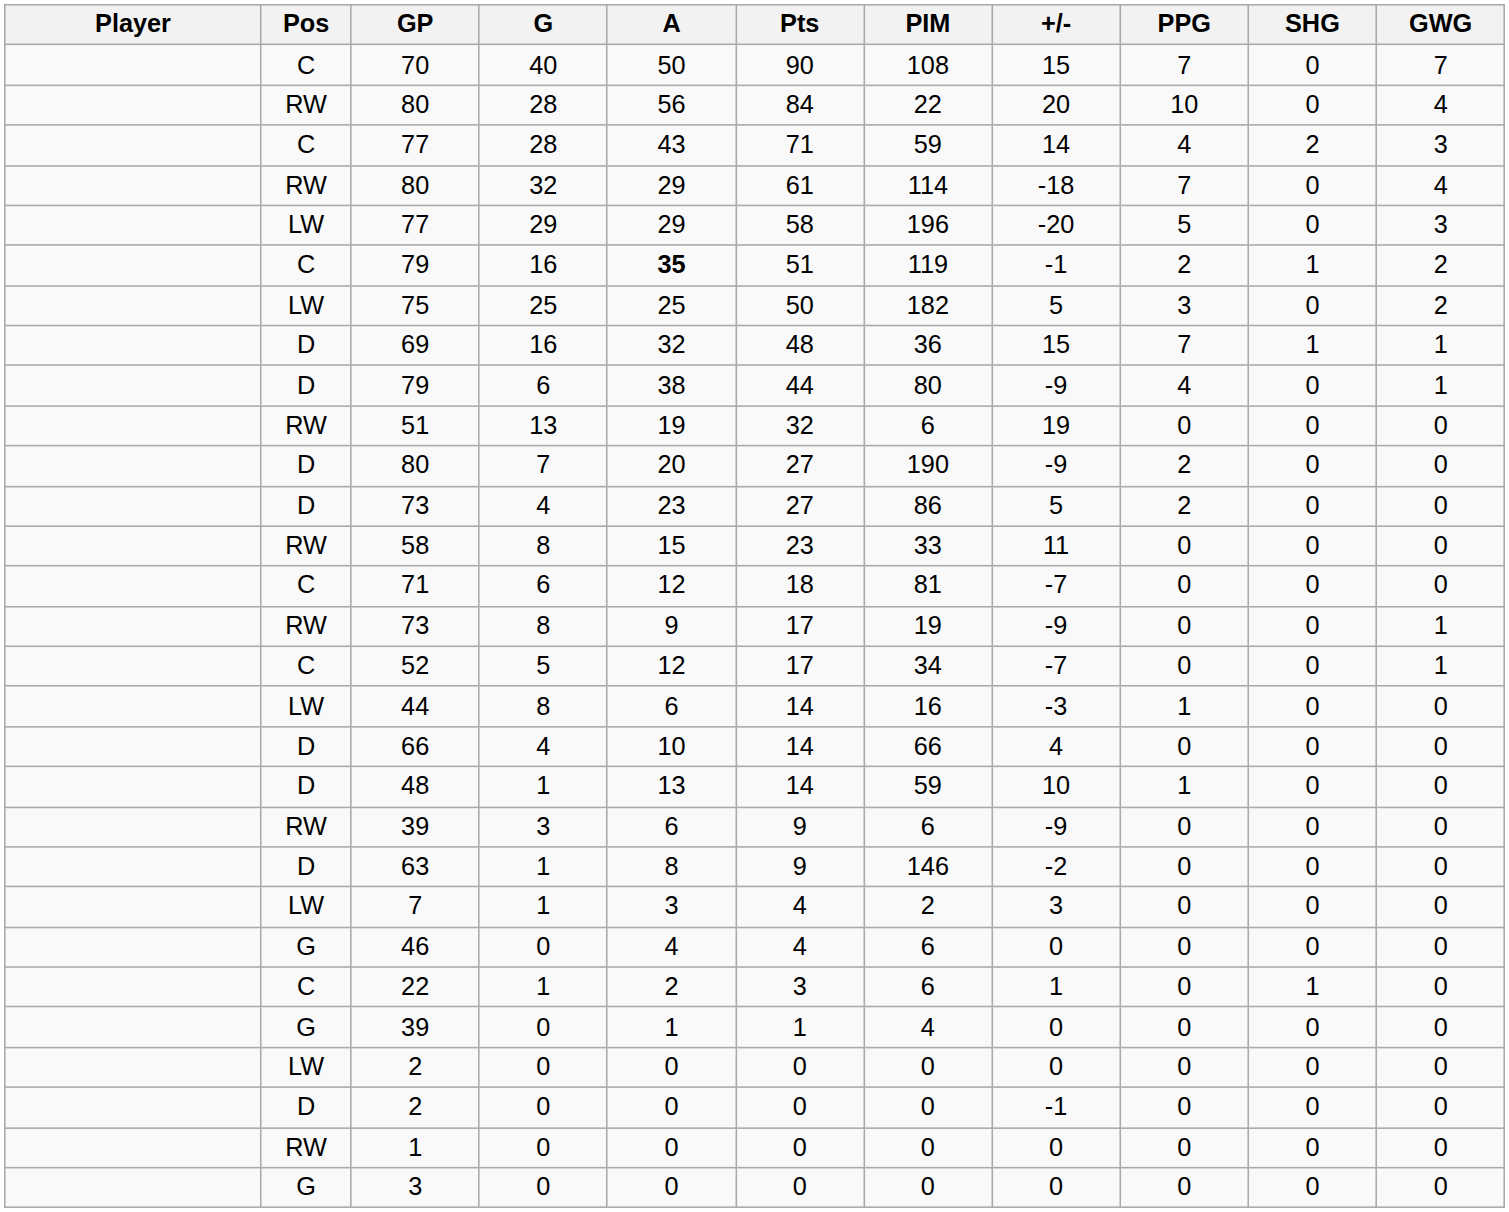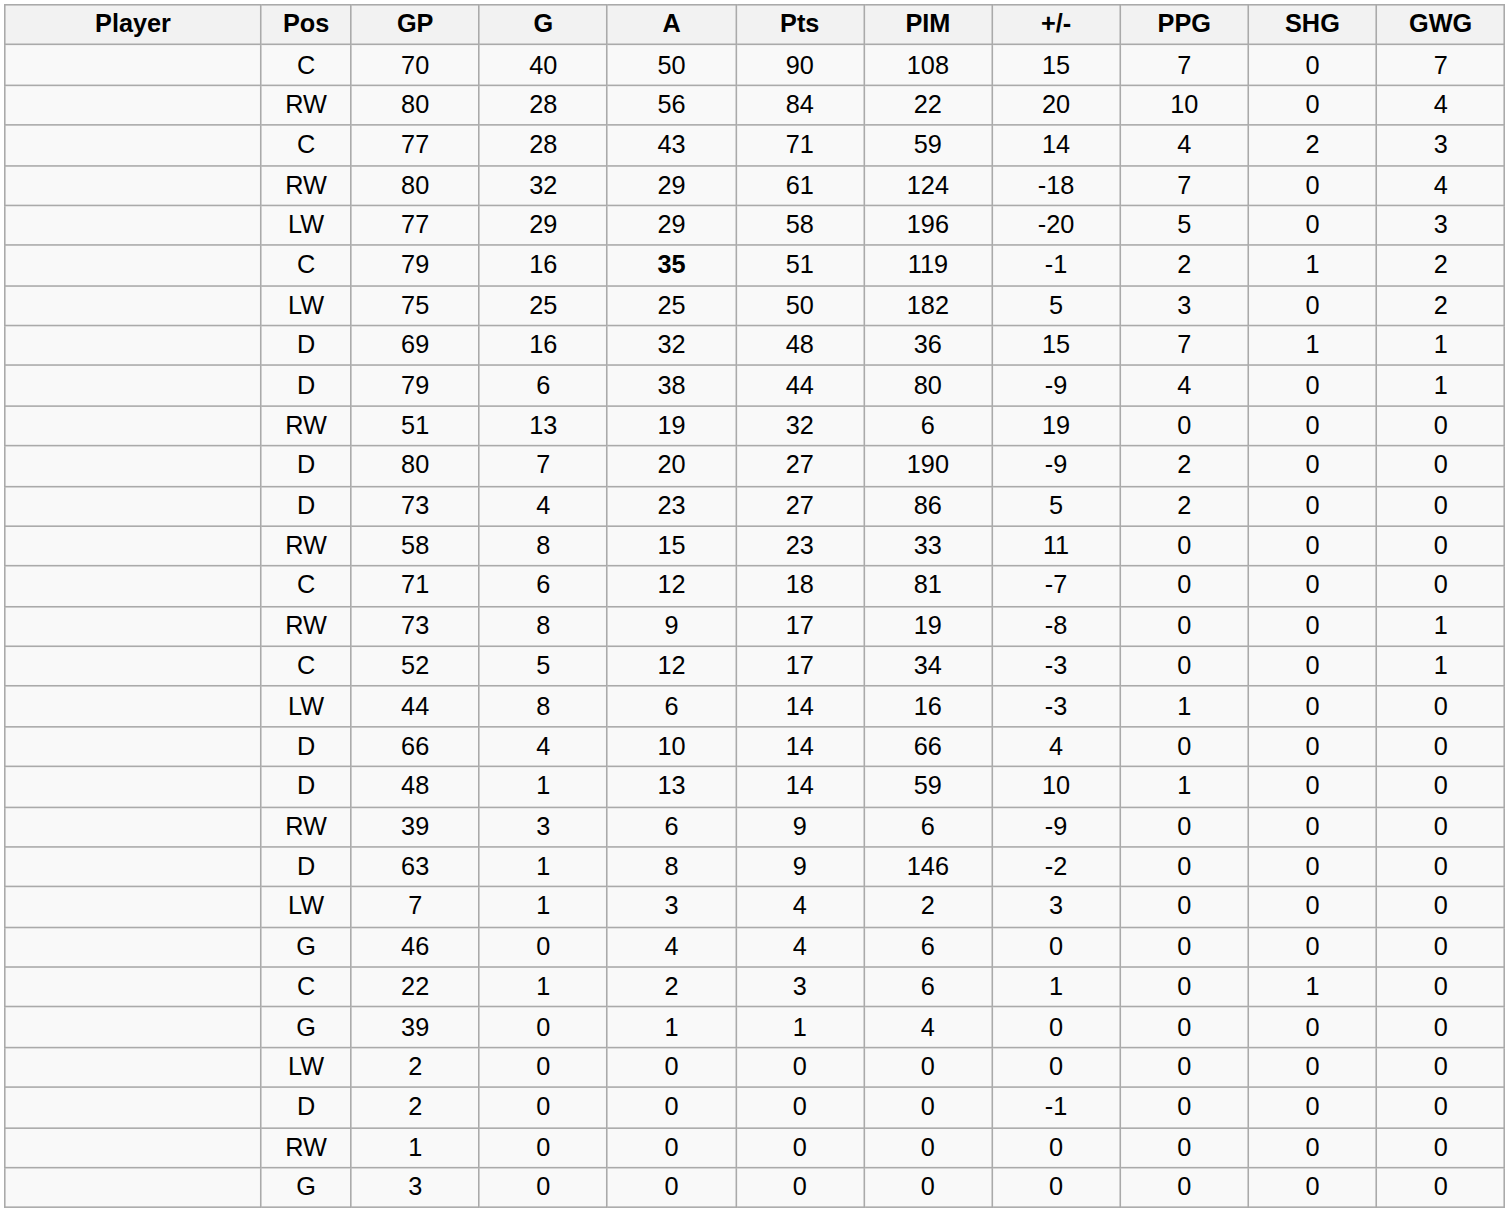(928, 184) 114 -> (928, 184) 124
(1056, 625) -9 -> (1056, 625) -8
(1056, 666) -7 -> (1056, 666) -3
